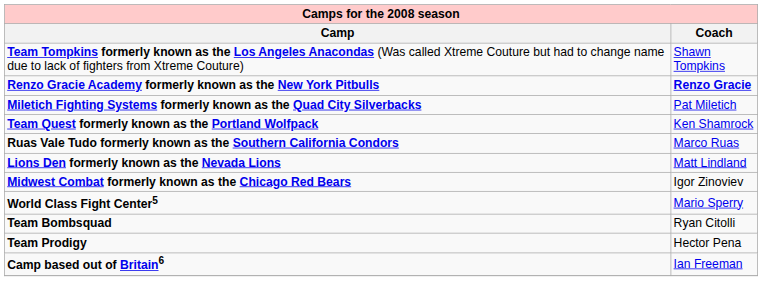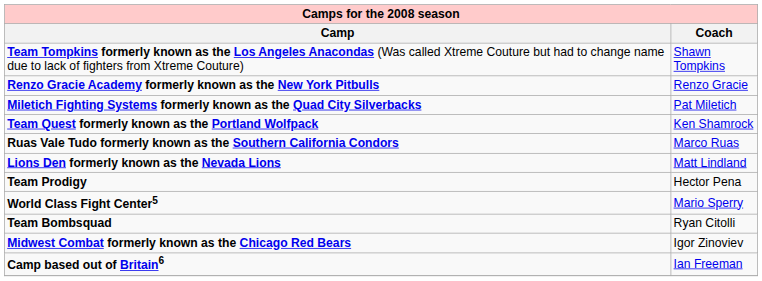(712, 85) bold -> (711, 85) normal
rows swapped: (179, 182) <-> (47, 243)
